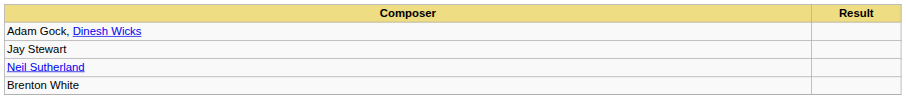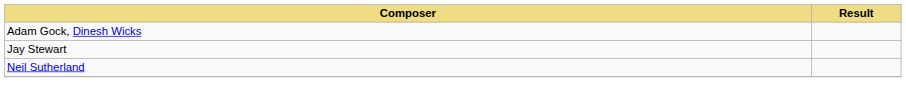- row: (43, 85)
